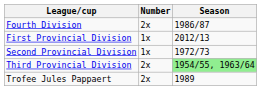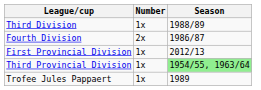+ row: (41, 25)
- row: (71, 52)
(146, 65) 2x -> (140, 65) 1x
(146, 79) 2x -> (140, 79) 1x
